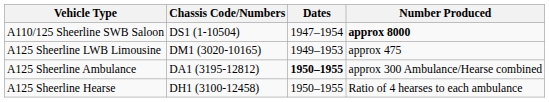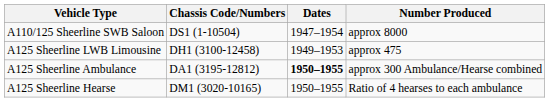(379, 32) bold -> (378, 32) normal
(215, 50) DM1 (3020-10165) -> (214, 50) DH1 (3100-12458)
(214, 87) DH1 (3100-12458) -> (215, 87) DM1 (3020-10165)
